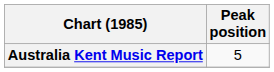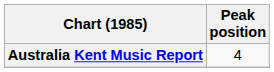(238, 55) 5 -> (238, 55) 4
